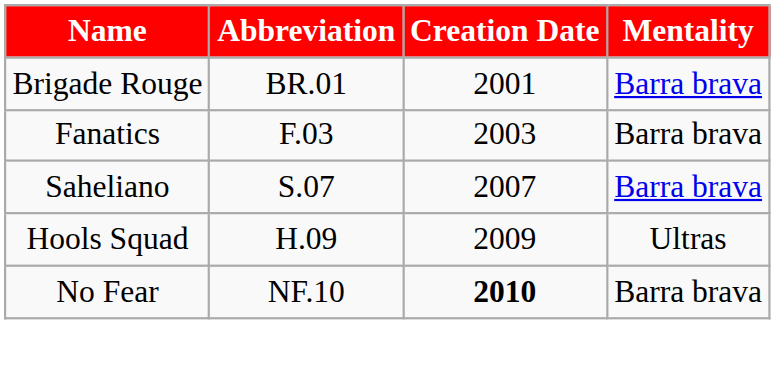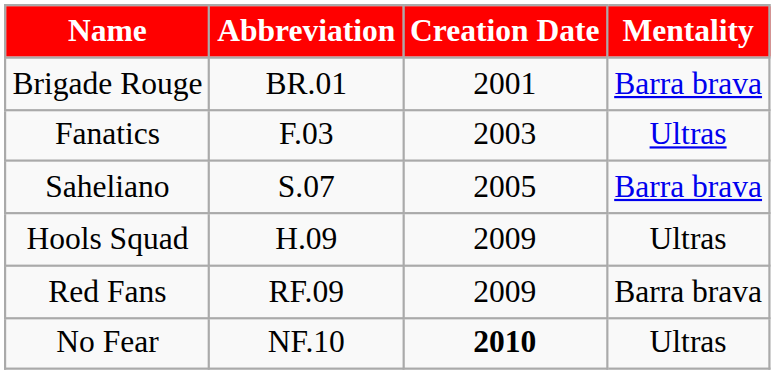(688, 134) Barra brava -> (688, 134) Ultras
(505, 186) 2007 -> (505, 186) 2005
+ row: (107, 290)
(688, 290) Barra brava -> (688, 342) Ultras
